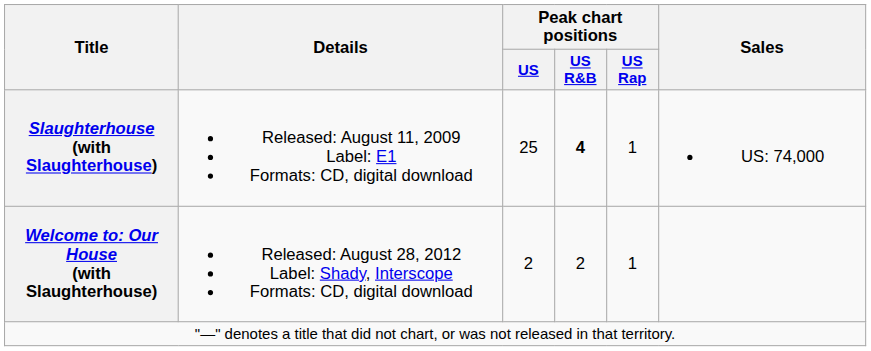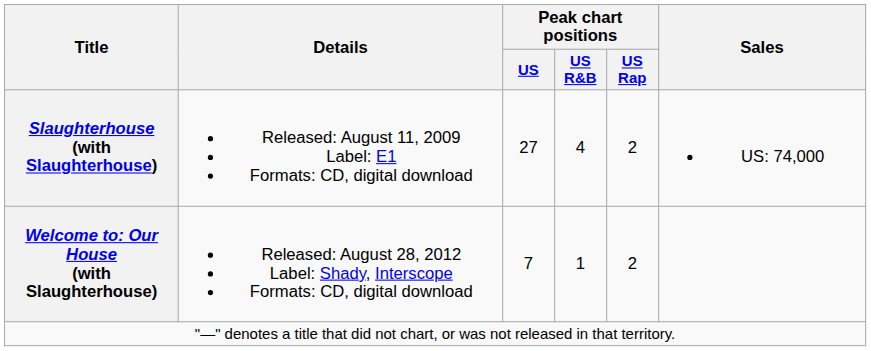(528, 147) 25 -> (528, 147) 27
(580, 147) bold -> (580, 147) normal
(632, 147) 1 -> (632, 147) 2
(528, 263) 2 -> (528, 263) 7
(580, 263) 2 -> (580, 263) 1
(632, 263) 1 -> (632, 263) 2
